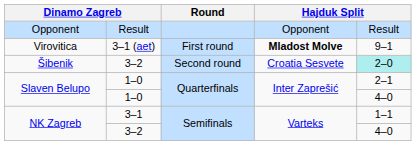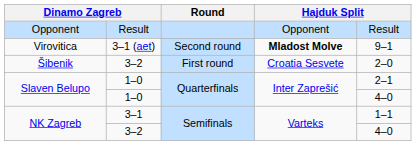(208, 47) First round -> (208, 47) Second round
(208, 64) Second round -> (208, 64) First round
(384, 64) paleturquoise background -> (384, 64) no background
